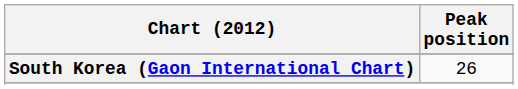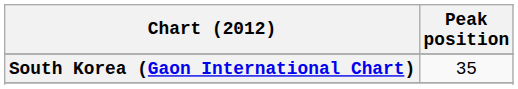(466, 69) 26 -> (466, 69) 35
